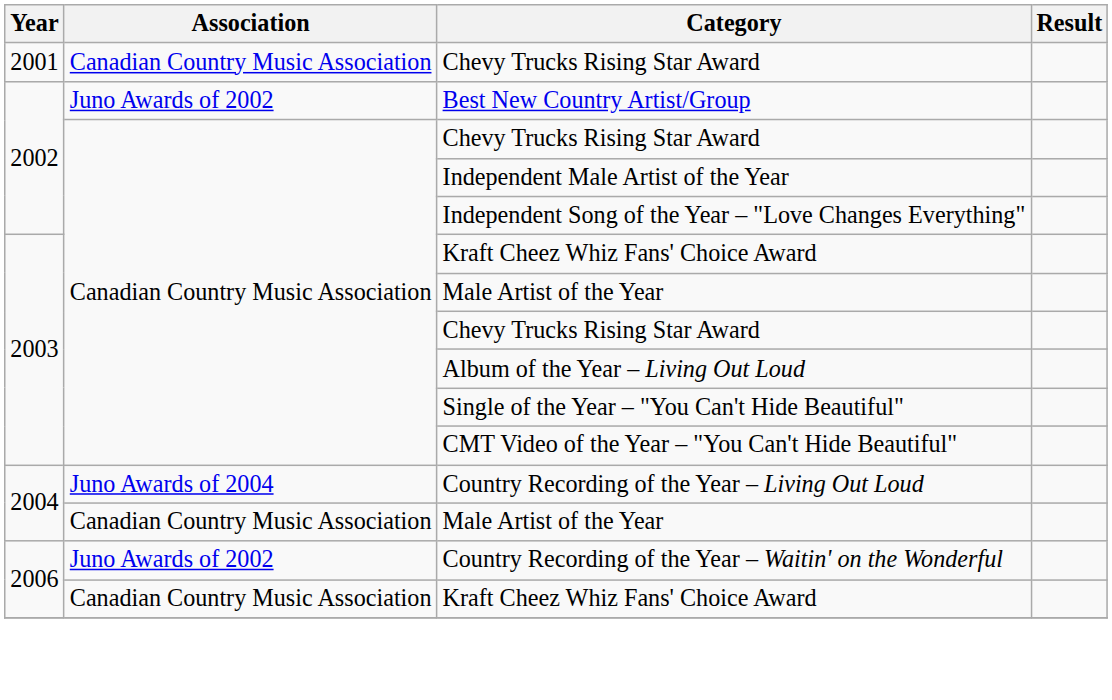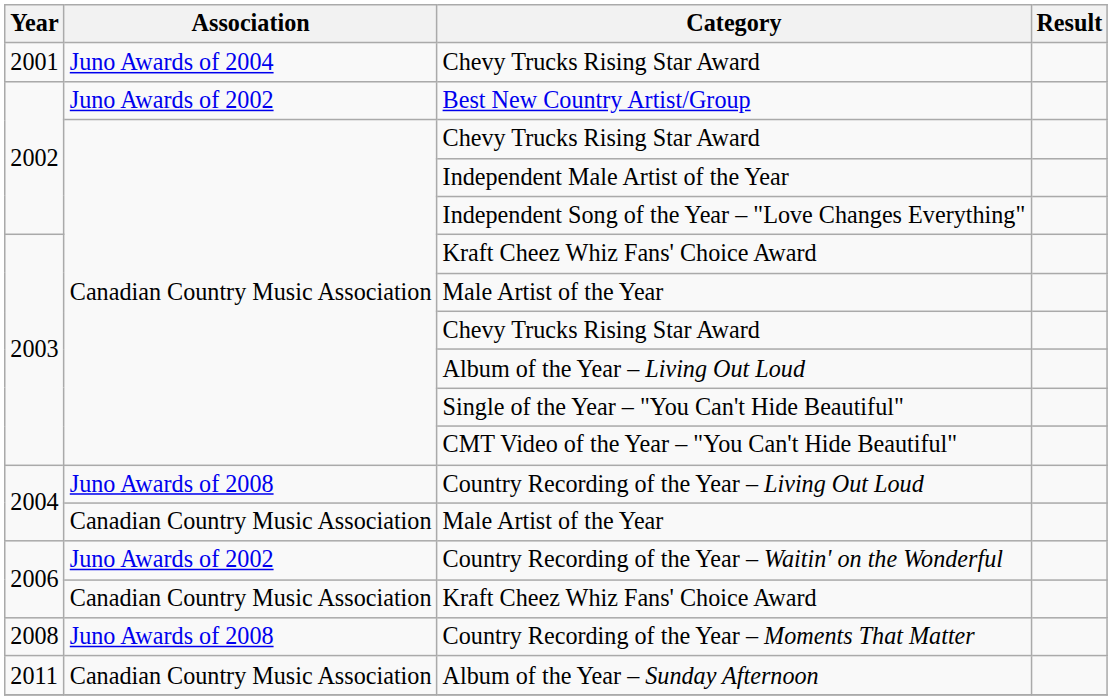(251, 61) Canadian Country Music Association -> (172, 61) Juno Awards of 2004
(172, 483) Juno Awards of 2004 -> (172, 483) Juno Awards of 2008
+ row: (34, 636)
+ row: (34, 675)
